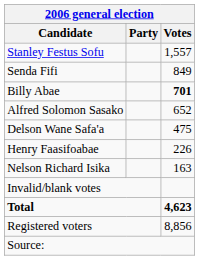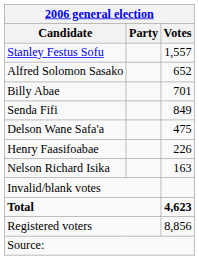rows swapped: (32, 71) <-> (65, 110)
(182, 91) bold -> (182, 91) normal
